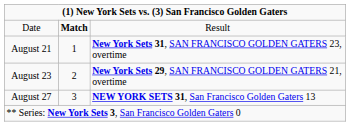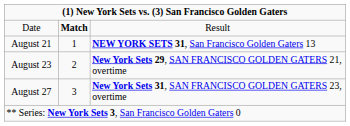(217, 49) New York Sets 31, SAN FRANCISCO GOLDEN GATERS 23, overtime -> (204, 43) NEW YORK SETS 31, San Francisco Golden Gaters 13
(204, 97) NEW YORK SETS 31, San Francisco Golden Gaters 13 -> (217, 91) New York Sets 31, SAN FRANCISCO GOLDEN GATERS 23, overtime
